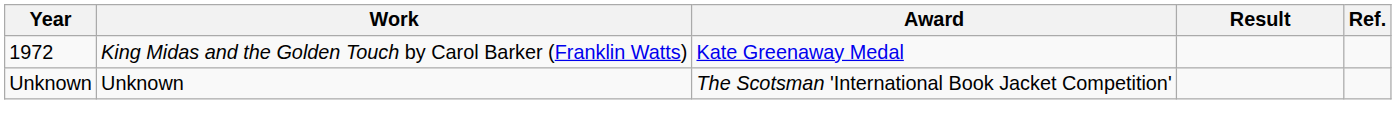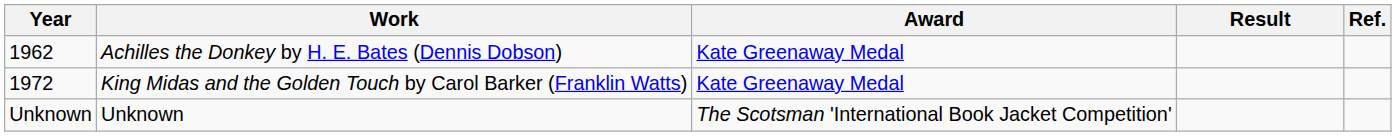+ row: (332, 51)
